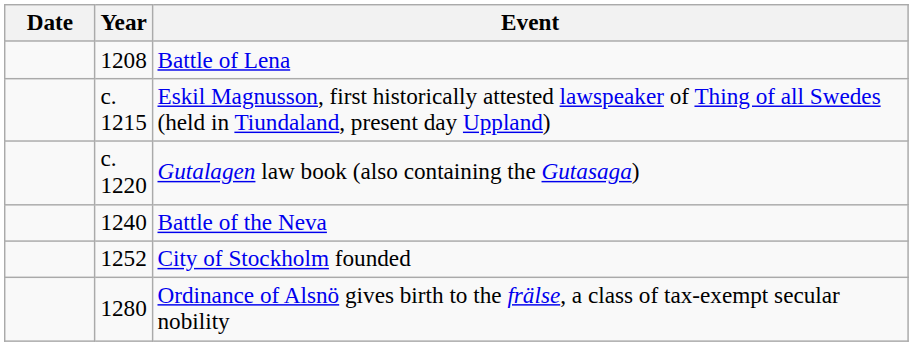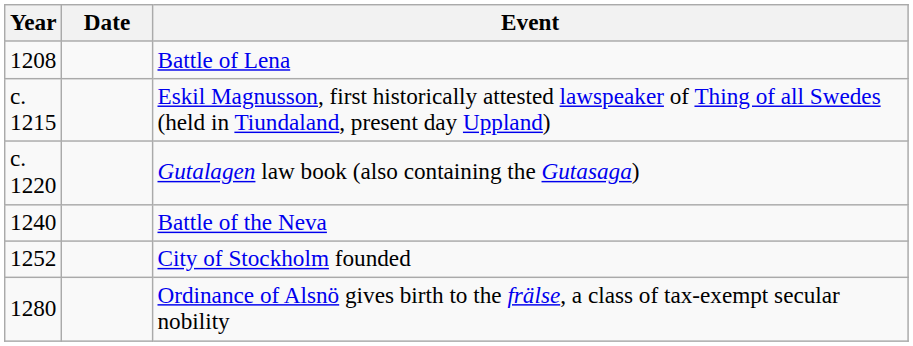columns swapped: (124, 22) <-> (50, 22)
